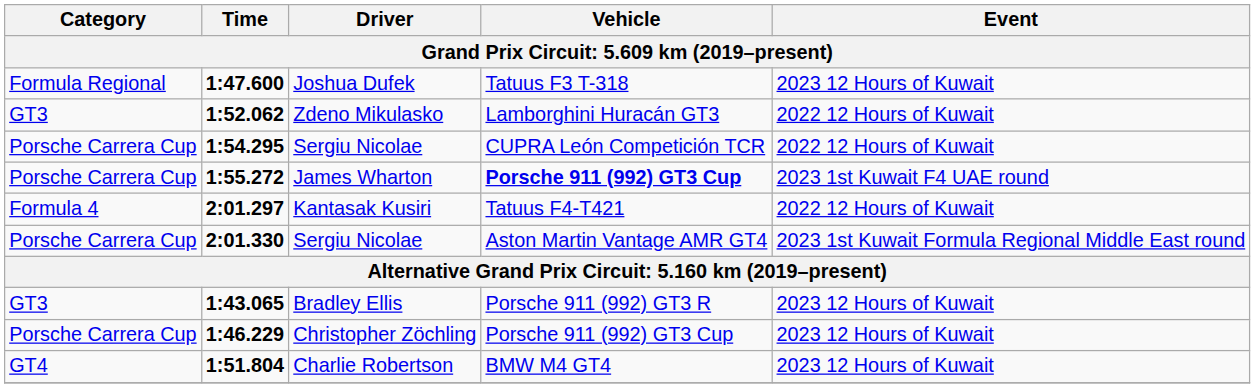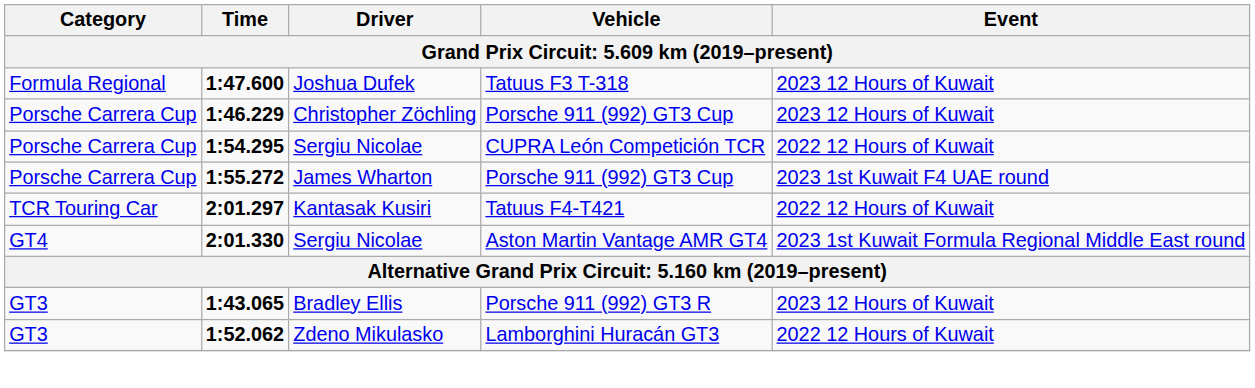rows swapped: (245, 114) <-> (245, 334)
(613, 177) bold -> (609, 177) normal
(54, 209) Formula 4 -> (83, 209) TCR Touring Car
(103, 240) Porsche Carrera Cup -> (28, 240) GT4
- row: (245, 366)
